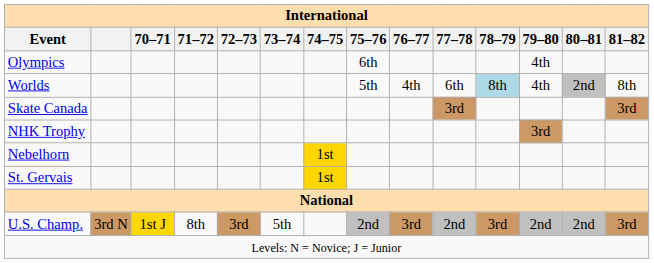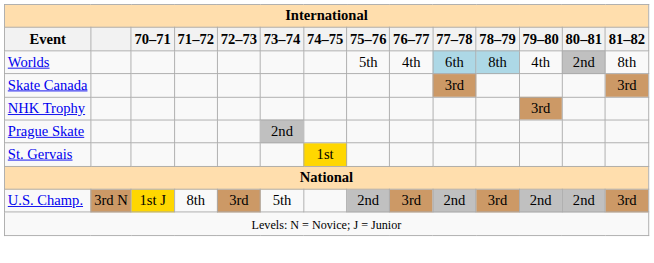- row: (36, 62)
(454, 85) no background -> (454, 62) lightblue background
- row: (39, 154)
+ row: (46, 131)
